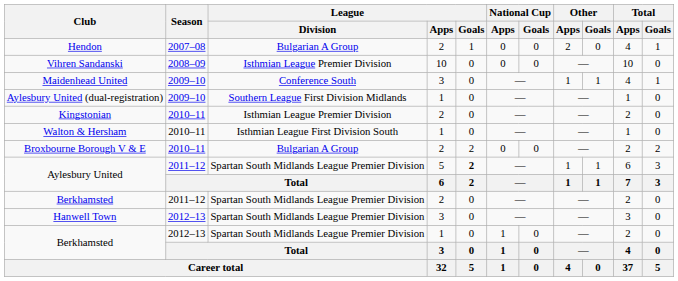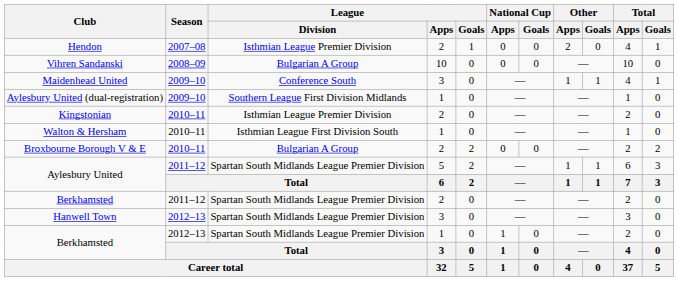(317, 47) Bulgarian A Group -> (317, 47) Isthmian League Premier Division
(317, 64) Isthmian League Premier Division -> (317, 64) Bulgarian A Group
(471, 166) bold -> (471, 166) normal
